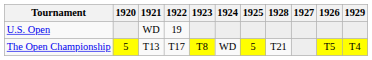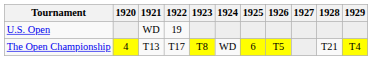columns swapped: (329, 13) <-> (278, 13)
(126, 47) 5 -> (126, 47) 4
(253, 47) 5 -> (253, 47) 6
